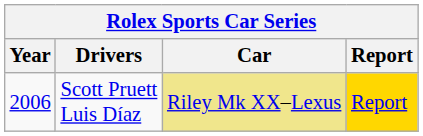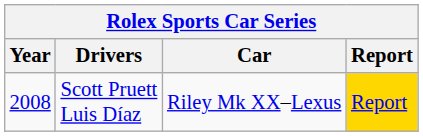(30, 102) 2006 -> (30, 102) 2008
(254, 102) khaki background -> (254, 102) no background
